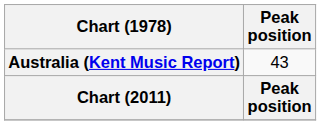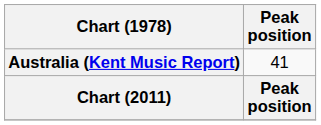(280, 62) 43 -> (280, 62) 41
